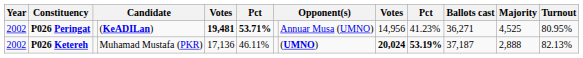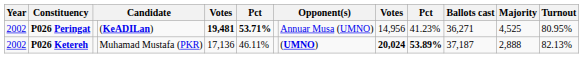(426, 45) 53.19% -> (426, 45) 53.89%
